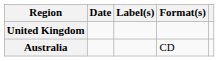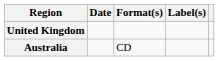columns swapped: (183, 13) <-> (135, 13)
